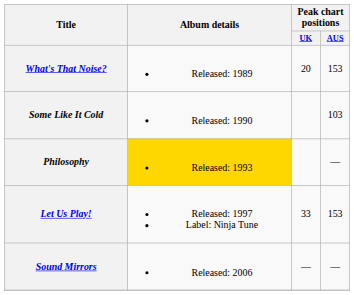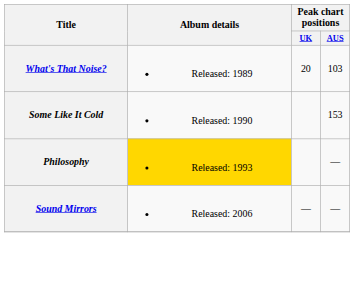(335, 68) 153 -> (335, 68) 103
(335, 115) 103 -> (335, 115) 153
- row: (66, 214)
